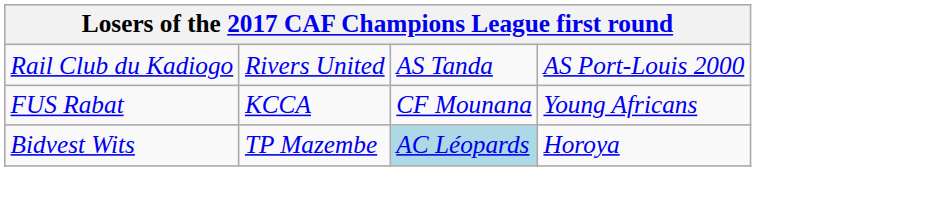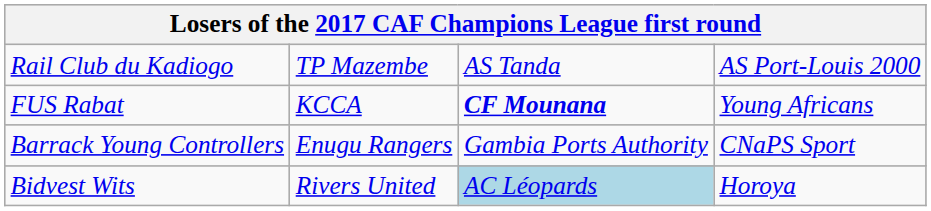(315, 64) Rivers United -> (362, 64) TP Mazembe
(464, 104) normal -> (535, 104) bold
+ row: (147, 144)
(311, 144) TP Mazembe -> (366, 184) Rivers United
